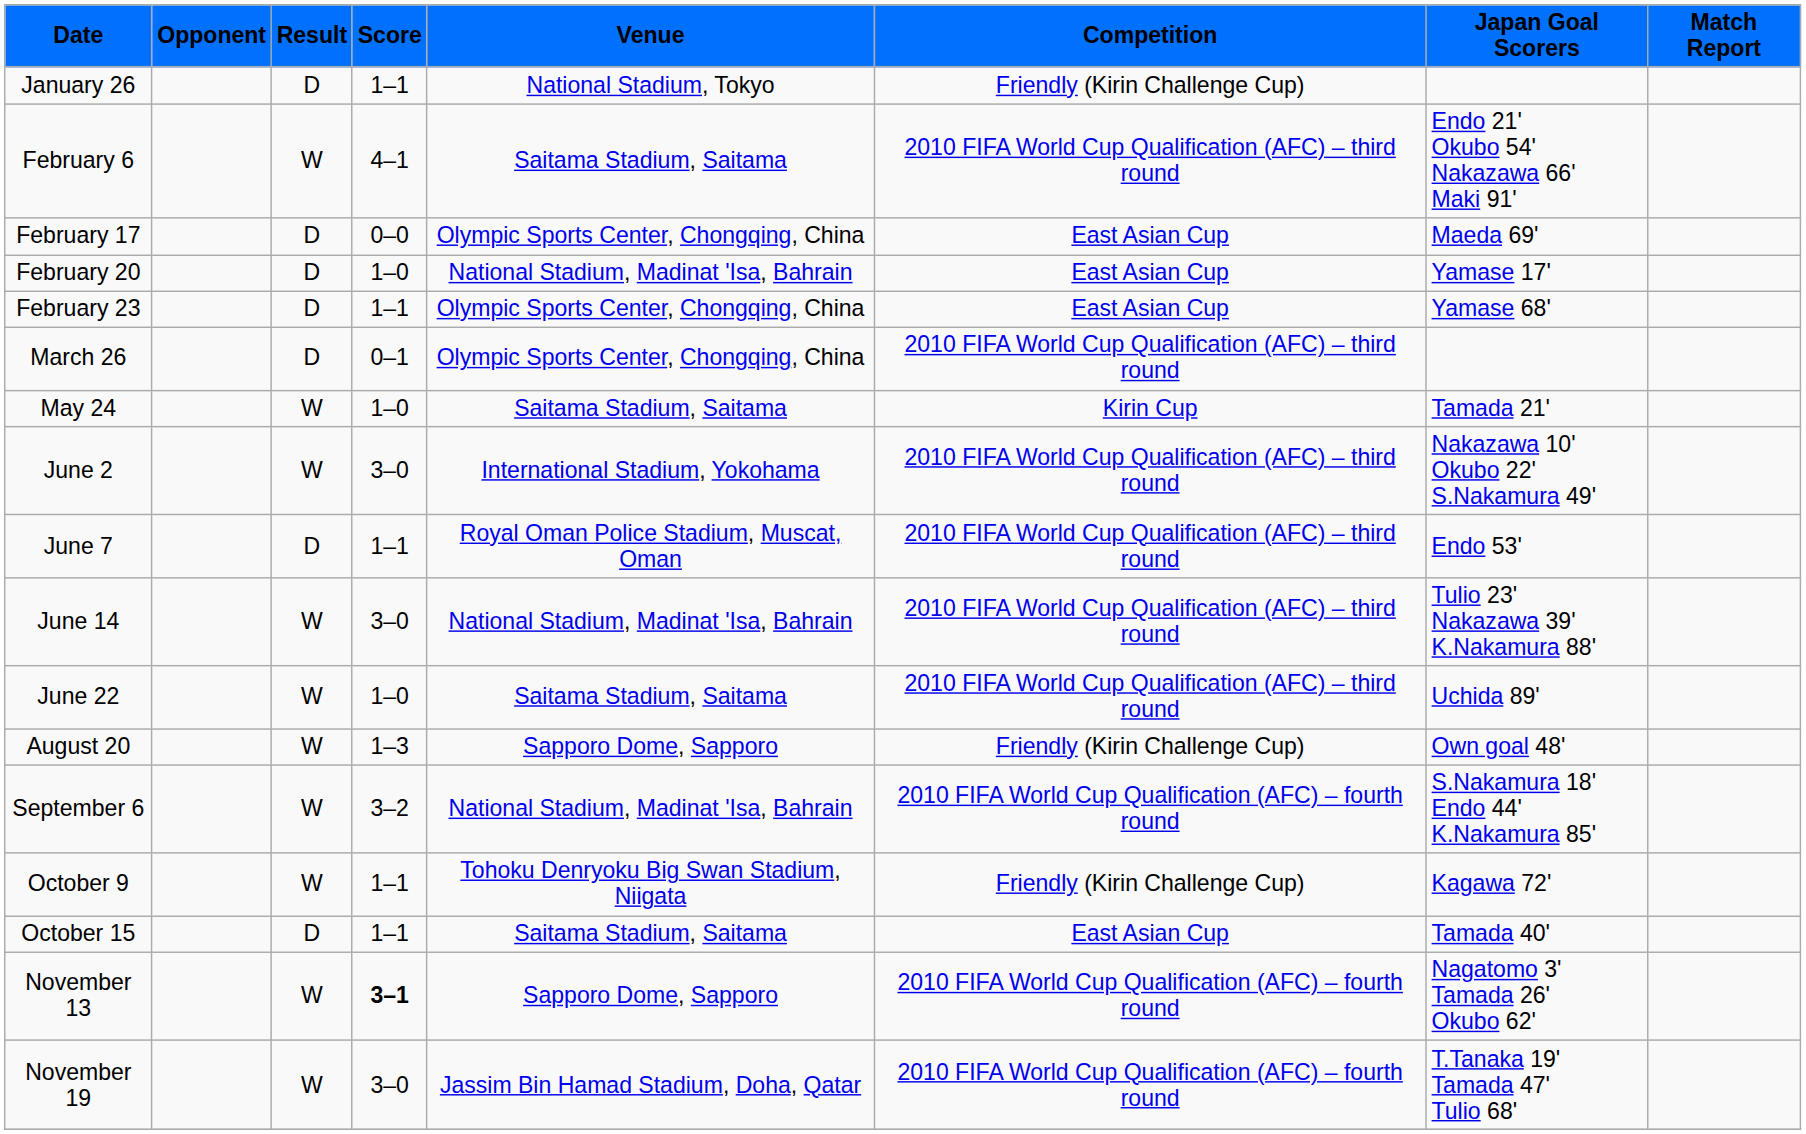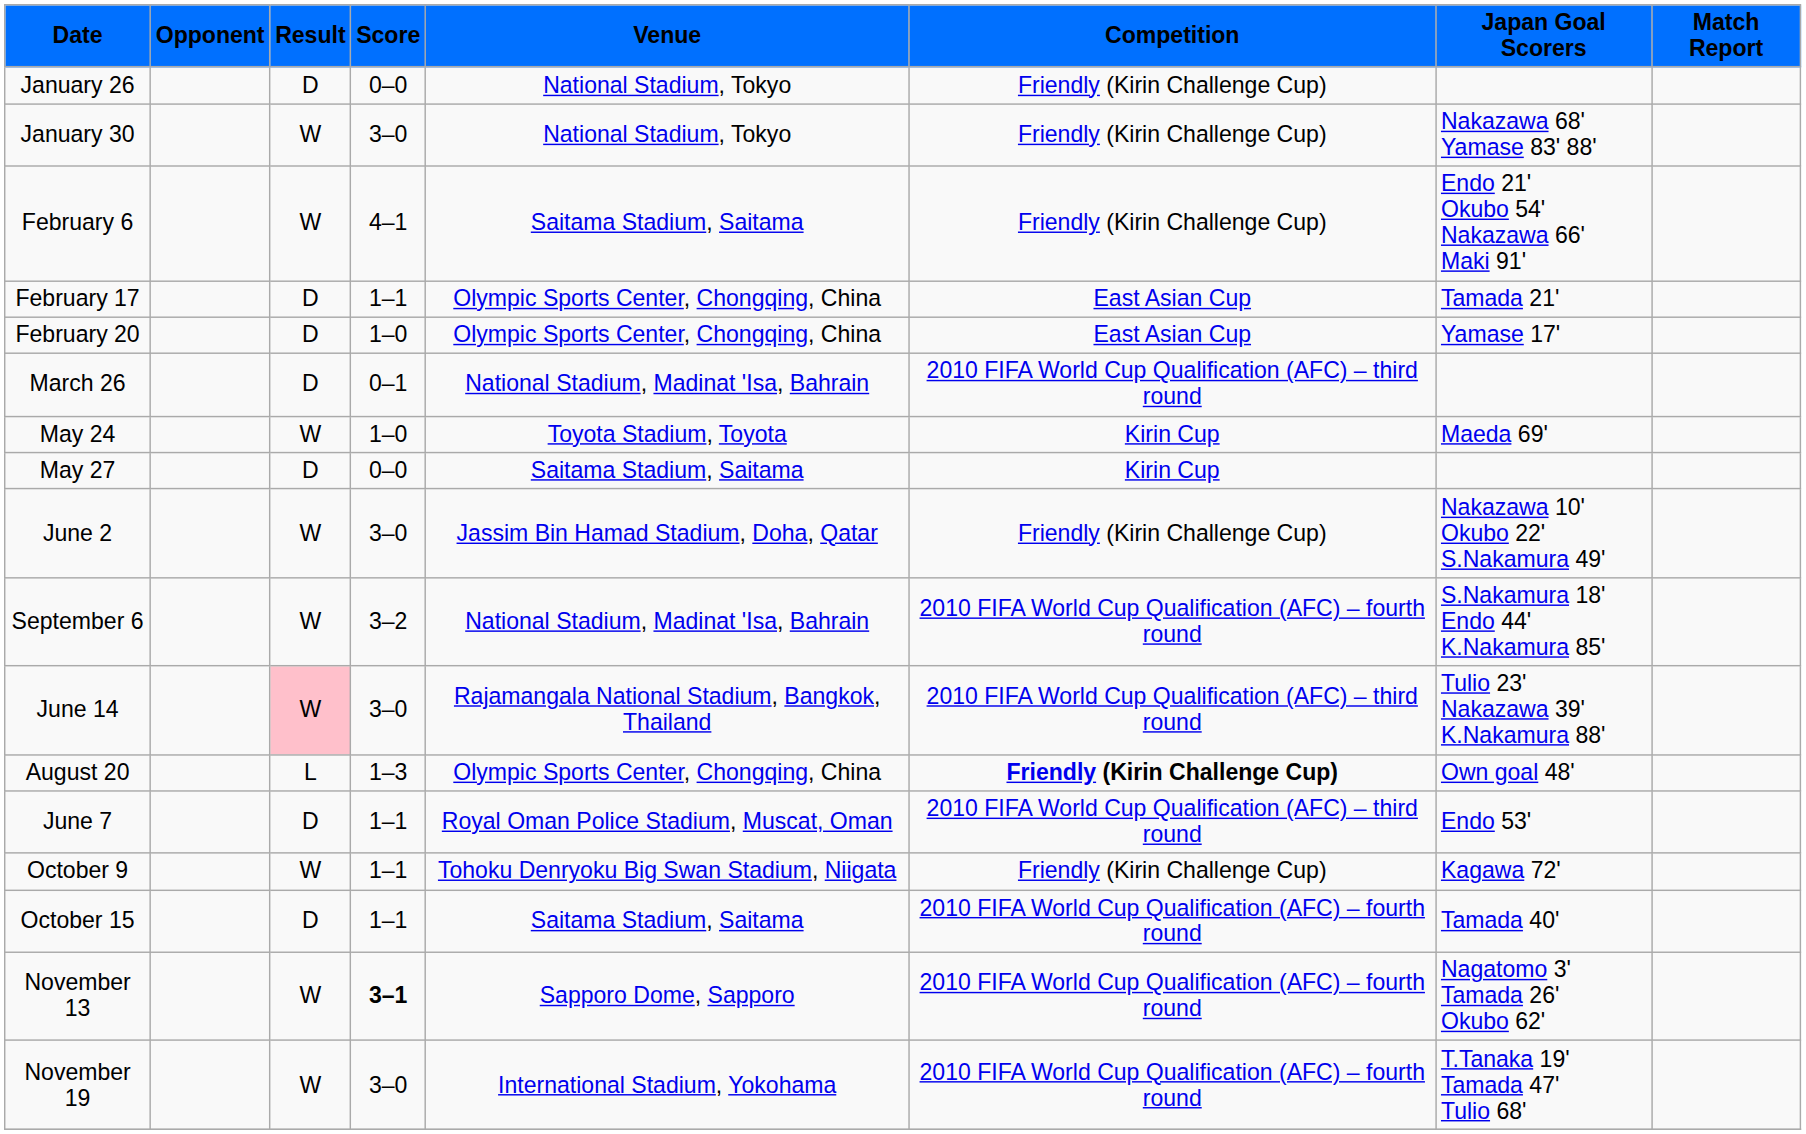(390, 85) 1–1 -> (388, 85) 0–0
+ row: (78, 134)
(1150, 160) 2010 FIFA World Cup Qualification (AFC) – third round -> (1172, 223) Friendly (Kirin Challenge Cup)
(390, 236) 0–0 -> (388, 298) 1–1
(1485, 236) Maeda 69' -> (1500, 298) Tamada 21'
(651, 272) National Stadium, Madinat 'Isa, Bahrain -> (667, 335) Olympic Sports Center, Chongqing, China
- row: (78, 309)
(651, 358) Olympic Sports Center, Chongqing, China -> (667, 384) National Stadium, Madinat 'Isa, Bahrain
(651, 408) Saitama Stadium, Saitama -> (667, 434) Toyota Stadium, Toyota
(1491, 408) Tamada 21' -> (1494, 434) Maeda 69'
+ row: (78, 470)
(651, 470) International Stadium, Yokohama -> (667, 533) Jassim Bin Hamad Stadium, Doha, Qatar
(1150, 470) 2010 FIFA World Cup Qualification (AFC) – third round -> (1172, 533) Friendly (Kirin Challenge Cup)
rows swapped: (78, 546) <-> (78, 808)
(312, 621) no background -> (310, 709) pink background
(651, 621) National Stadium, Madinat 'Isa, Bahrain -> (667, 709) Rajamangala National Stadium, Bangkok, Thailand
- row: (78, 696)
(312, 746) W -> (310, 772) L
(651, 746) Sapporo Dome, Sapporo -> (667, 772) Olympic Sports Center, Chongqing, China
(1150, 746) normal -> (1172, 772) bold
(1150, 933) East Asian Cup -> (1172, 920) 2010 FIFA World Cup Qualification (AFC) – fourth round
(651, 1084) Jassim Bin Hamad Stadium, Doha, Qatar -> (667, 1084) International Stadium, Yokohama
